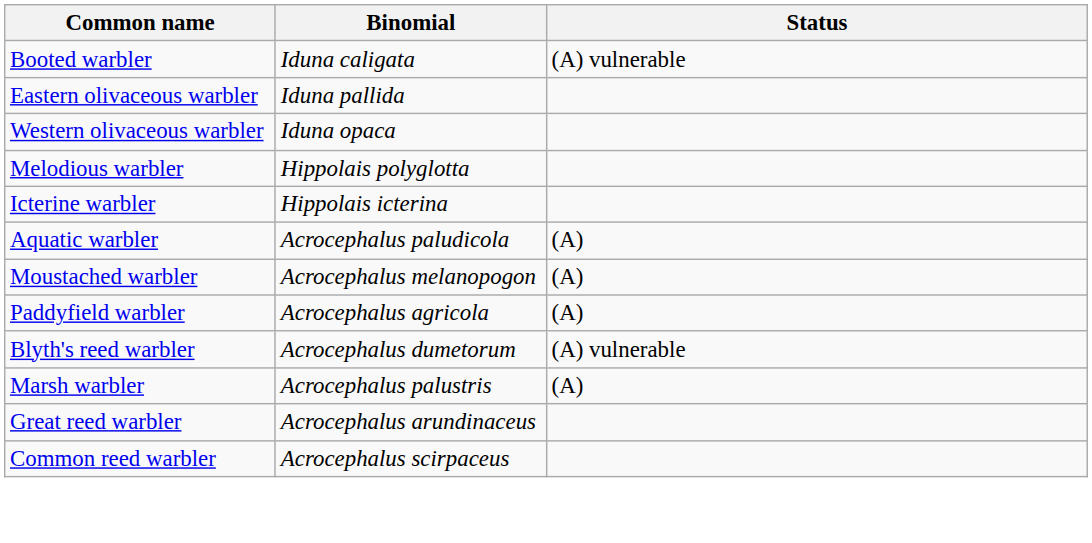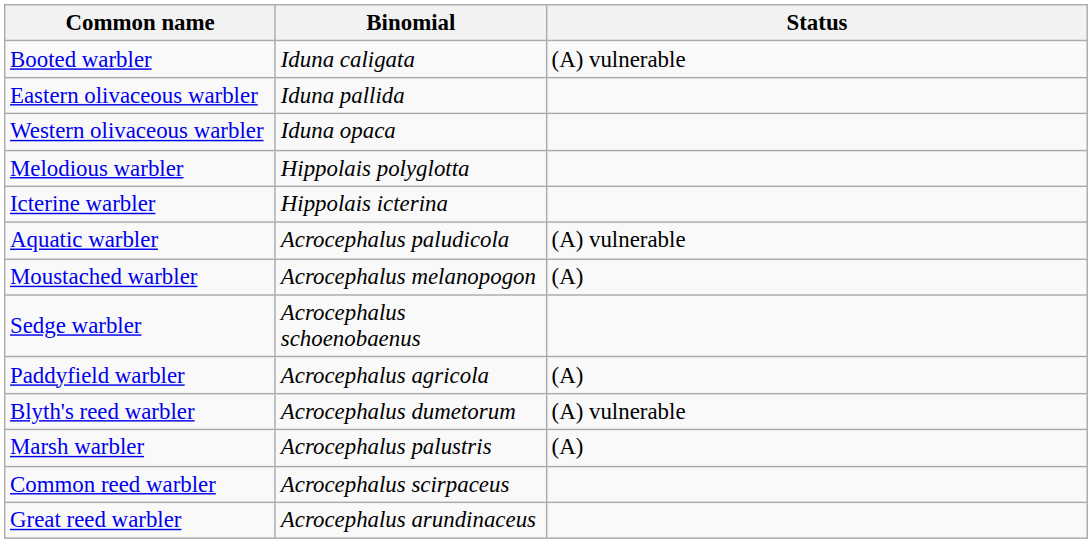(567, 240) (A) -> (619, 240) (A) vulnerable
+ row: (76, 325)
rows swapped: (113, 458) <-> (96, 421)
